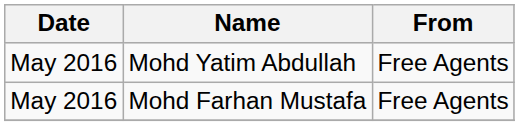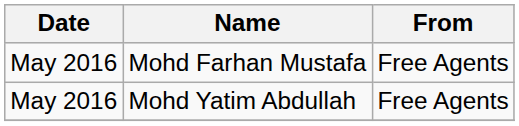rows swapped: (242, 62) <-> (247, 100)
